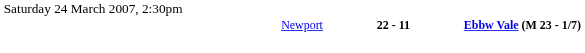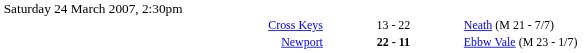+ row: (296, 25)
(522, 25) bold -> (521, 42) normal
